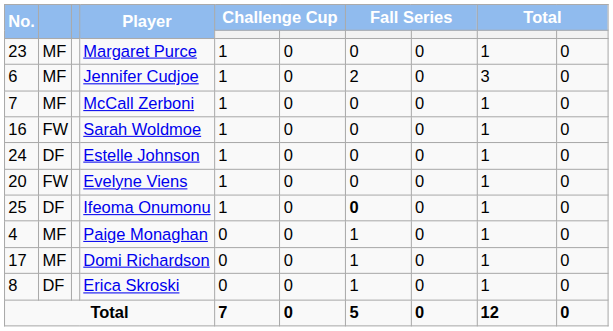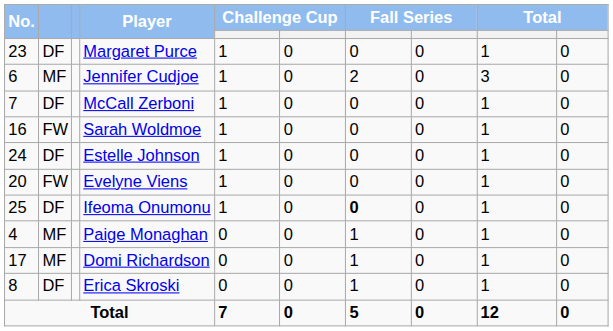(54, 51) MF -> (53, 51) DF
(54, 103) MF -> (53, 103) DF
